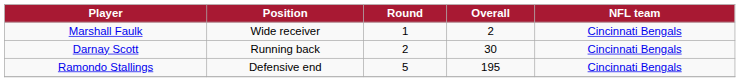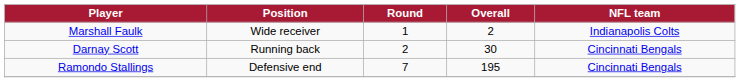(635, 31) Cincinnati Bengals -> (635, 31) Indianapolis Colts
(405, 67) 5 -> (405, 67) 7
